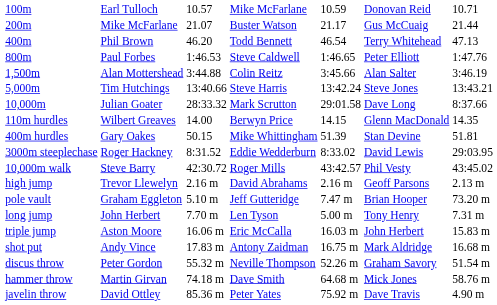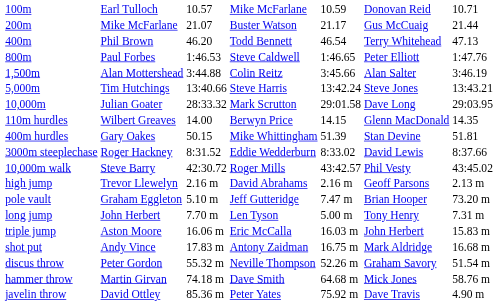(470, 104) 8:37.66 -> (473, 104) 29:03.95
(473, 152) 29:03.95 -> (470, 152) 8:37.66
